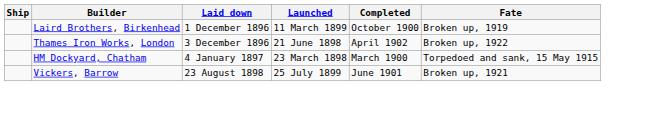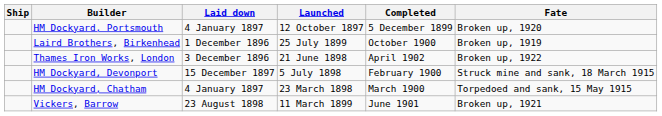+ row: (98, 27)
(310, 27) 11 March 1899 -> (313, 42) 25 July 1899
+ row: (96, 73)
(307, 73) 25 July 1899 -> (316, 104) 11 March 1899
